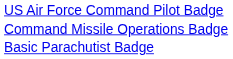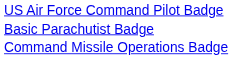rows swapped: (79, 48) <-> (116, 29)
